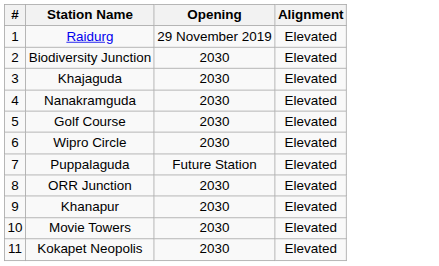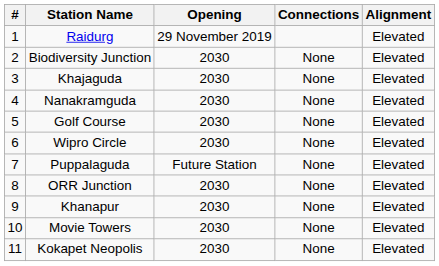+ column: (319, 15)
